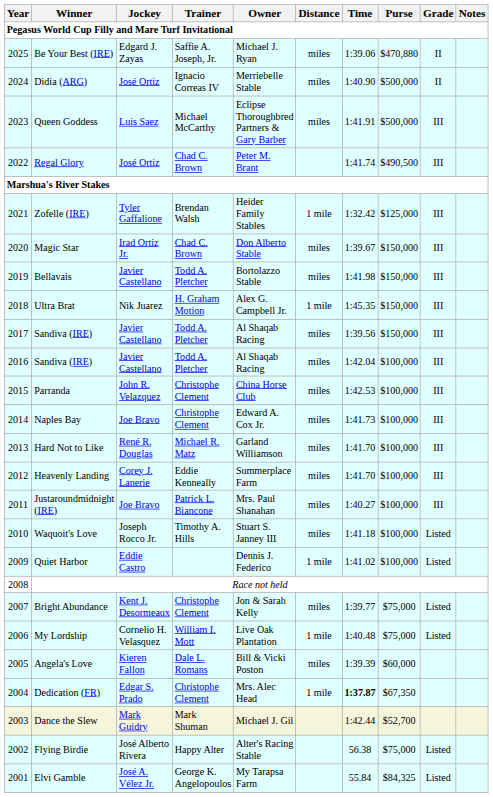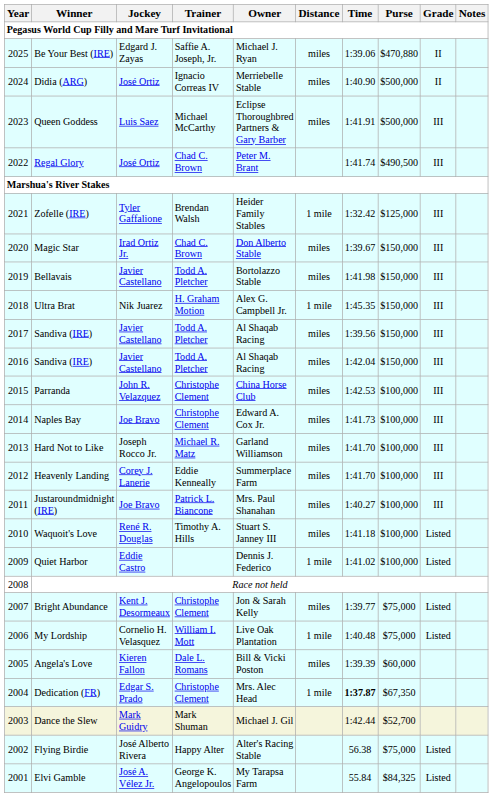(399, 362) $100,000 -> (399, 362) $150,000
(136, 447) René R. Douglas -> (138, 447) Joseph Rocco Jr.
(138, 533) Joseph Rocco Jr. -> (136, 533) René R. Douglas
